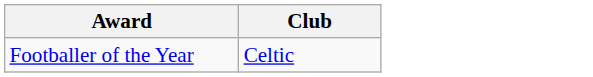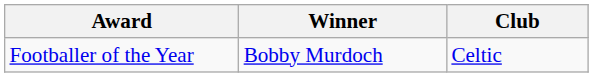+ column: (343, 21)
